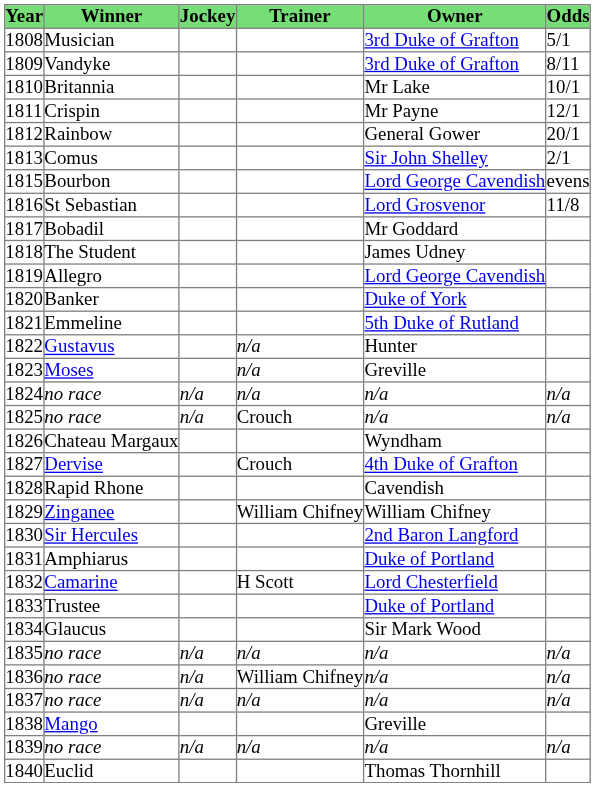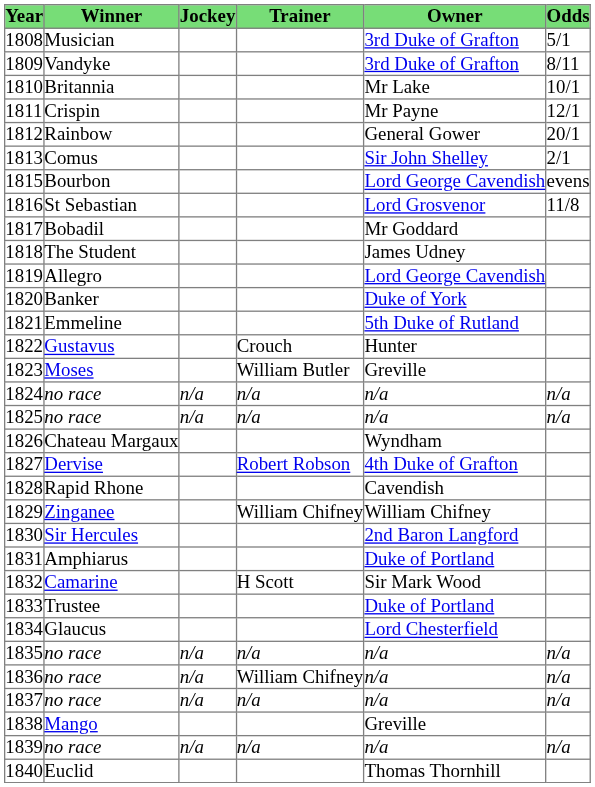(249, 346) n/a -> (264, 346) Crouch
(249, 369) n/a -> (293, 369) William Butler
(264, 417) Crouch -> (249, 417) n/a
(264, 464) Crouch -> (293, 464) Robert Robson
(431, 582) Lord Chesterfield -> (423, 582) Sir Mark Wood
(423, 629) Sir Mark Wood -> (431, 629) Lord Chesterfield
